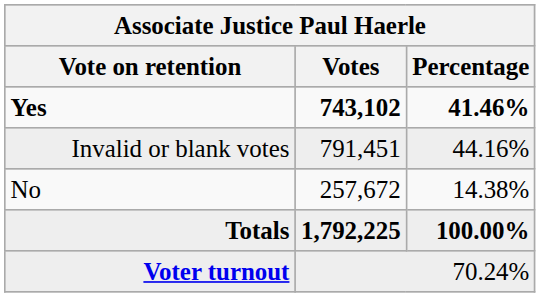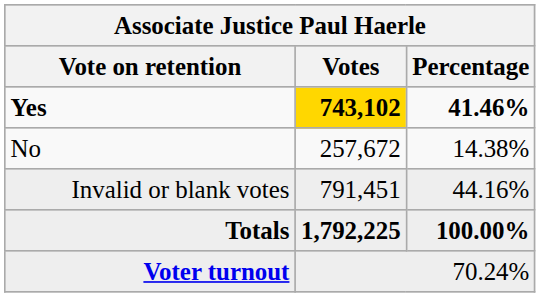(360, 107) no background -> (360, 107) gold background
rows swapped: (26, 189) <-> (180, 148)
